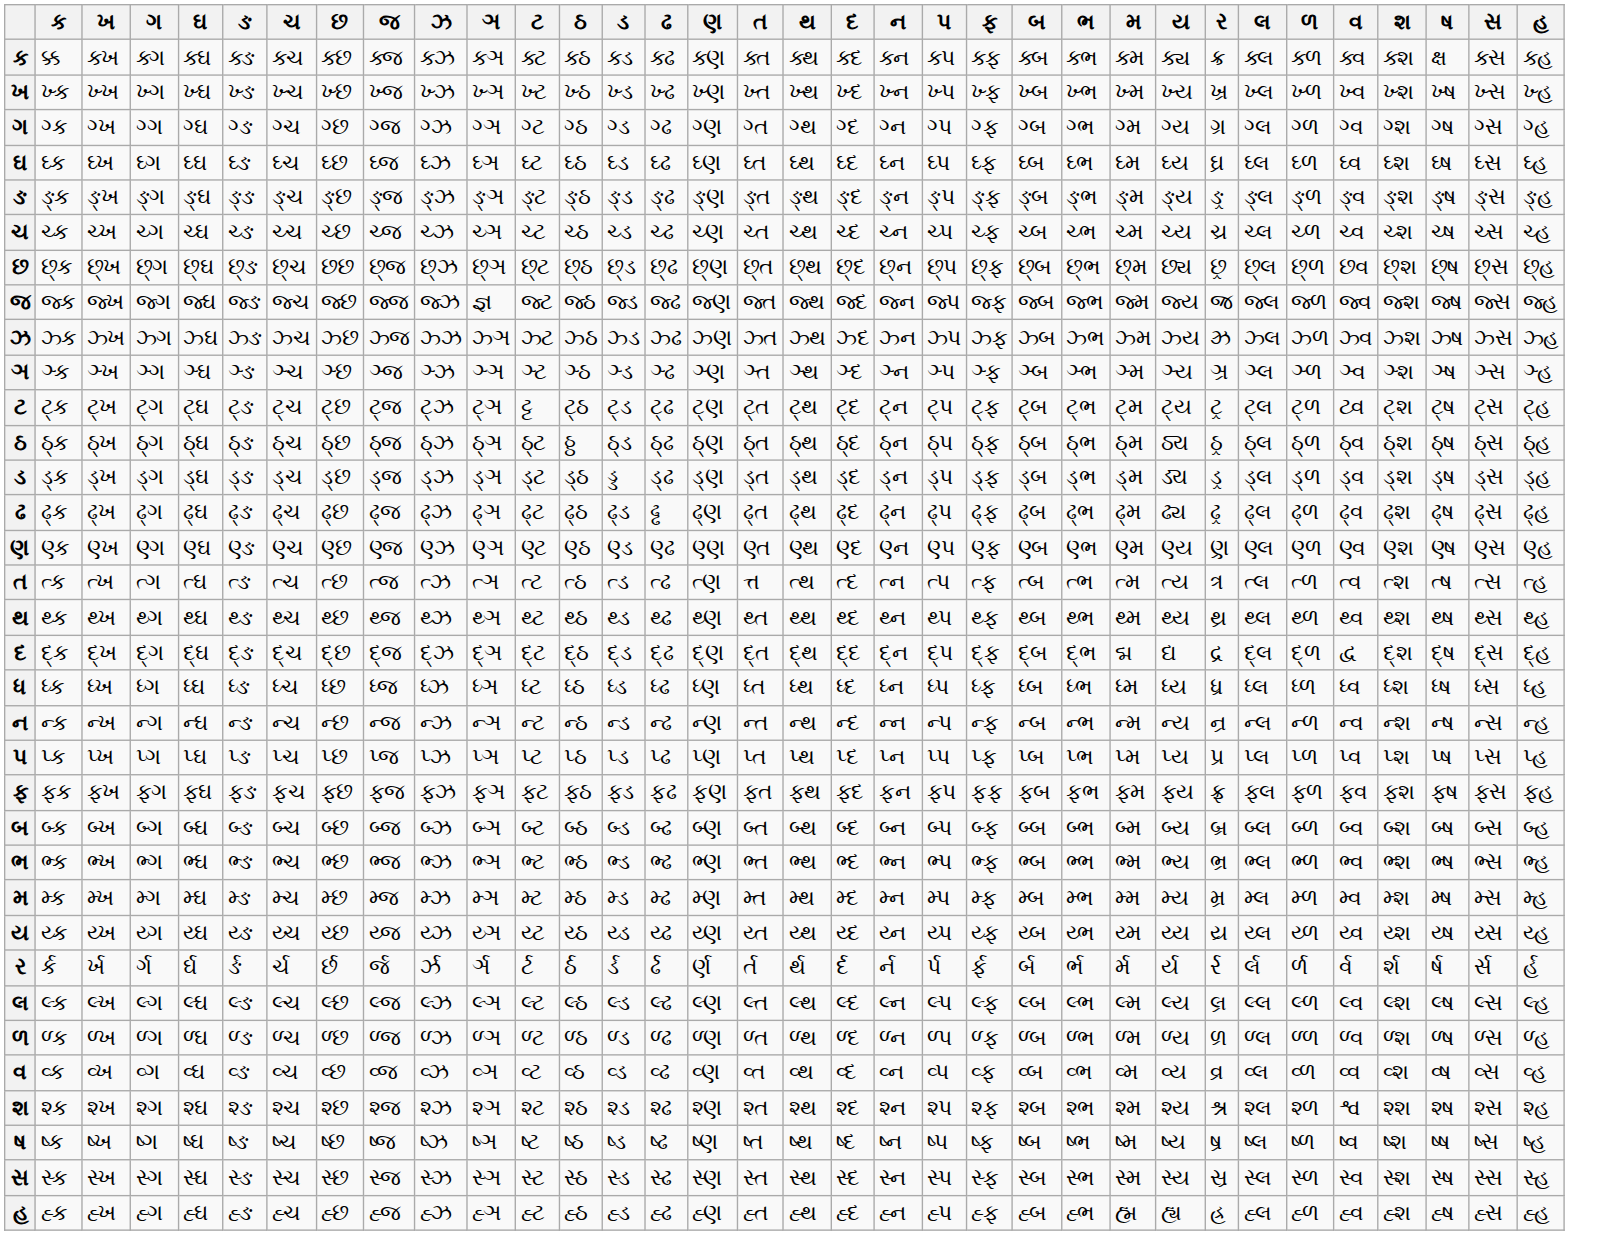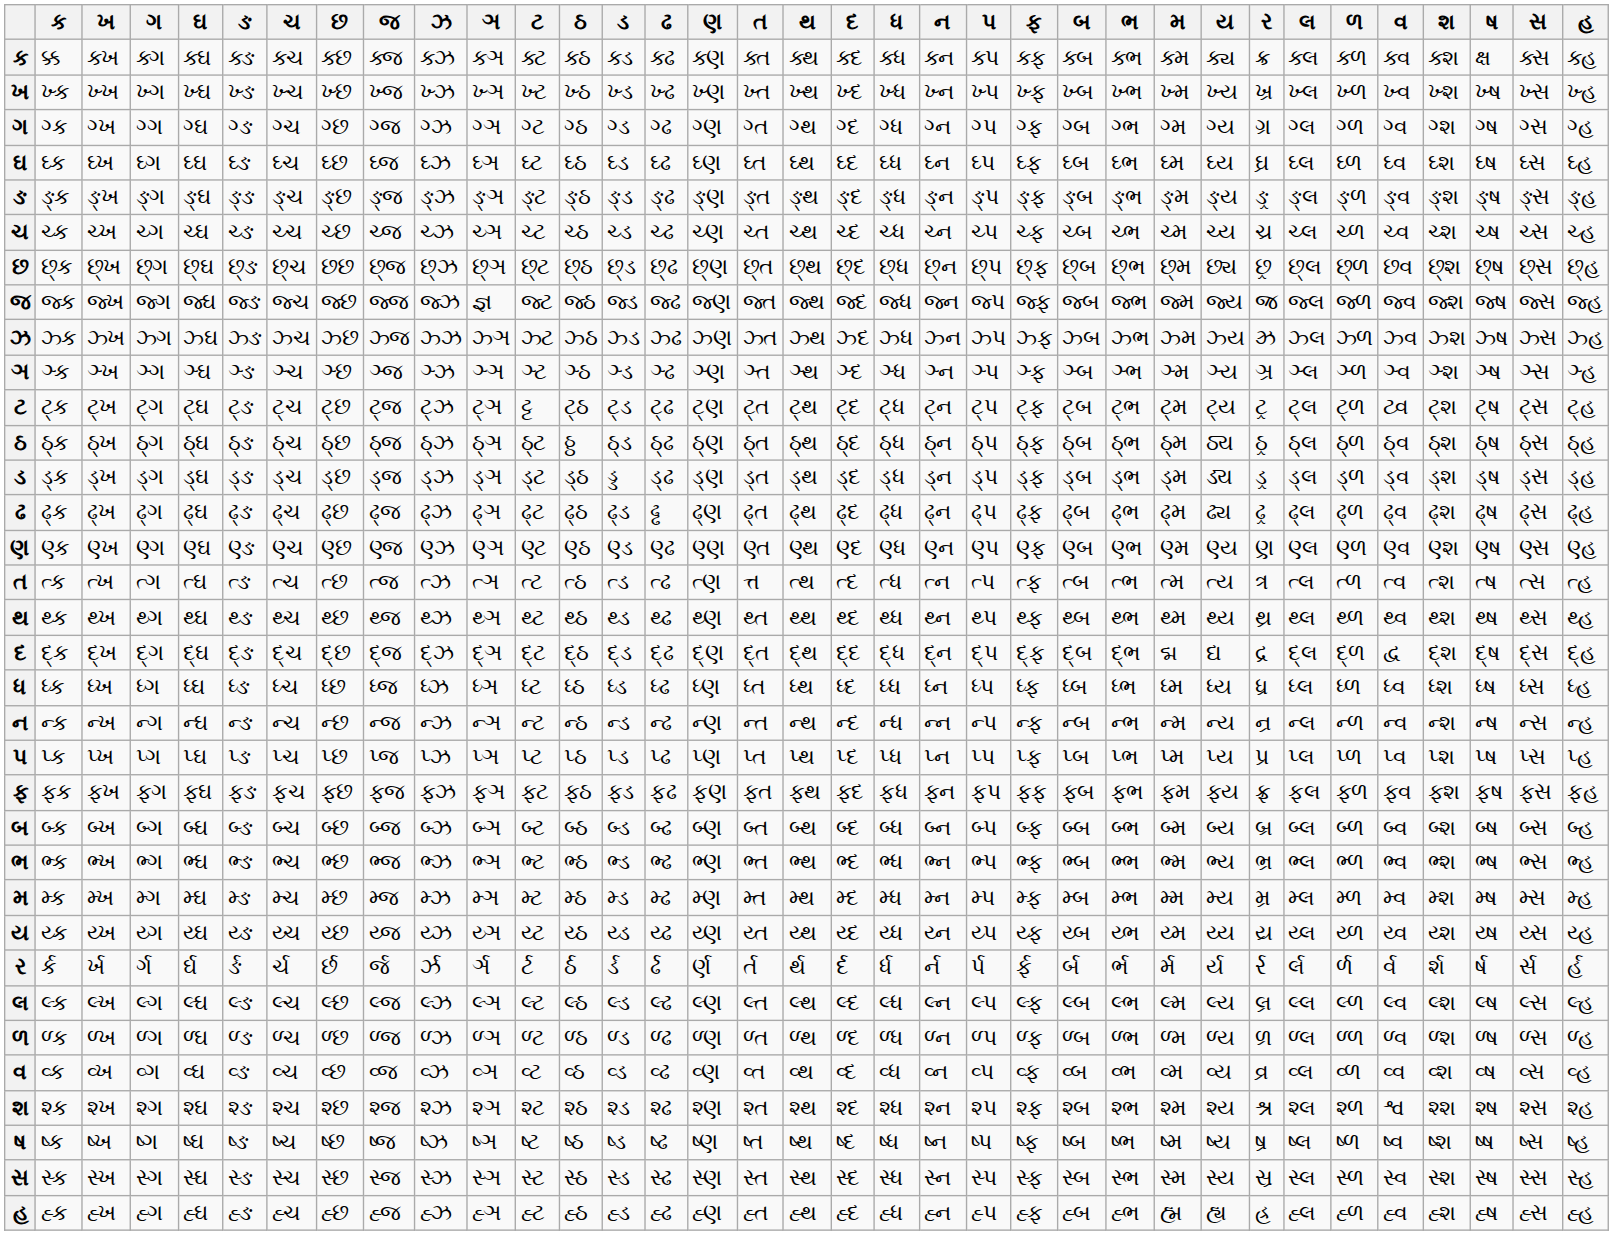+ column: (897, 22)
